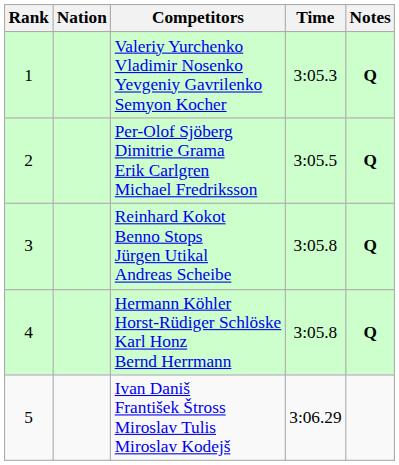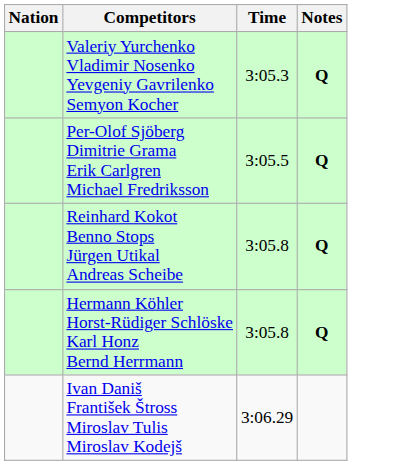- column: (29, 18)
